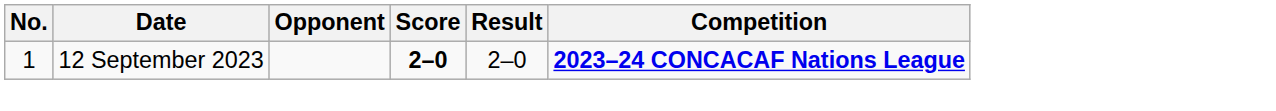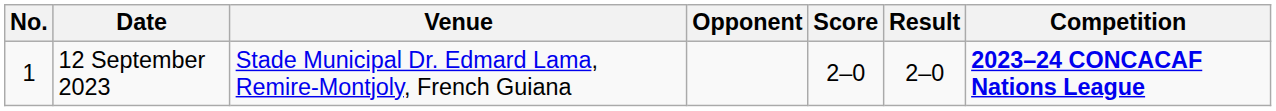+ column: (459, 23)
(428, 60) bold -> (846, 73) normal
